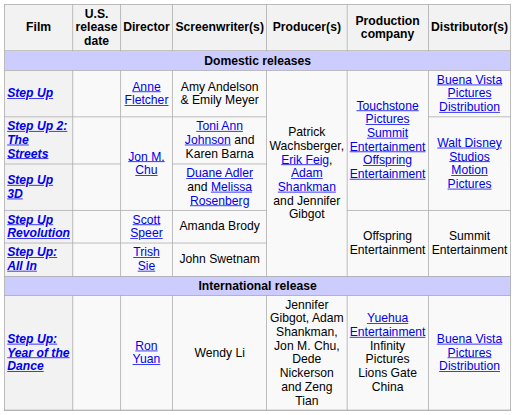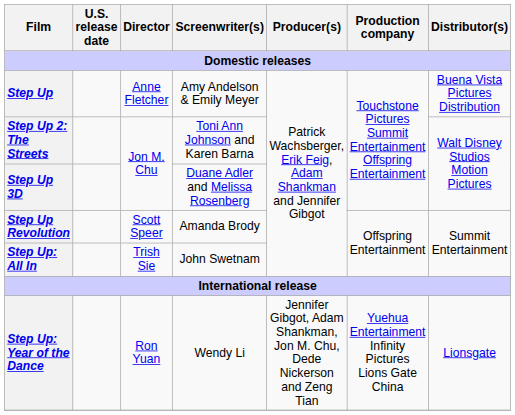(470, 353) Buena Vista Pictures Distribution -> (470, 353) Lionsgate
